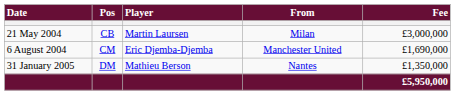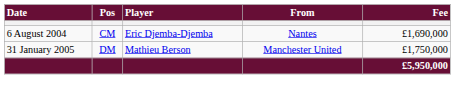- row: (34, 33)
(302, 49) Manchester United -> (302, 33) Nantes
(302, 66) Nantes -> (302, 49) Manchester United
(425, 66) £1,350,000 -> (425, 49) £1,750,000
